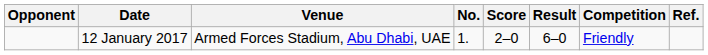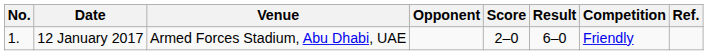columns swapped: (469, 15) <-> (41, 15)
